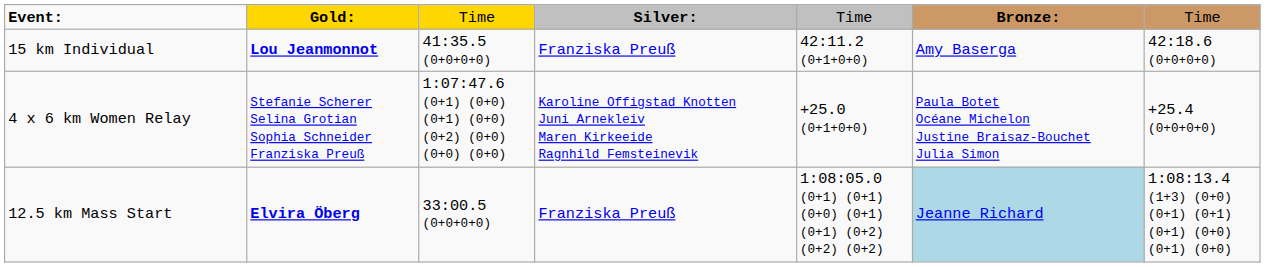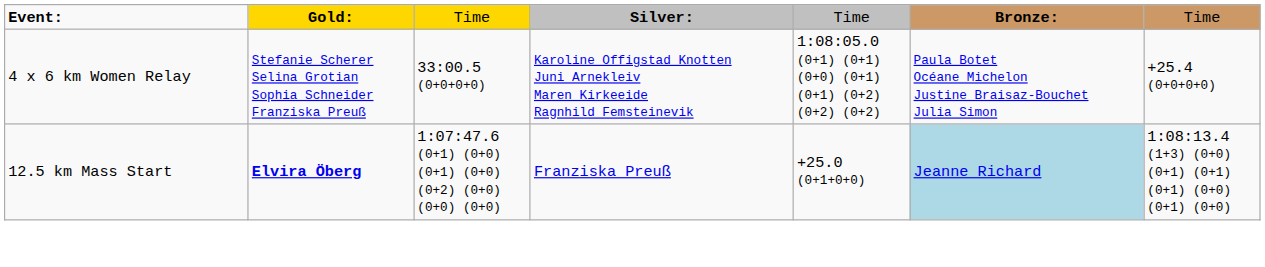- row: (81, 51)
(464, 119) 1:07:47.6 (0+1) (0+0) (0+1) (0+0) (0+2) (0+0) (0+0) (0+0) -> (451, 76) 33:00.5 (0+0+0+0)
(834, 119) +25.0 (0+1+0+0) -> (839, 76) 1:08:05.0 (0+1) (0+1) (0+0) (0+1) (0+1) (0+2) (0+2) (0+2)
(457, 214) 33:00.5 (0+0+0+0) -> (459, 171) 1:07:47.6 (0+1) (0+0) (0+1) (0+0) (0+2) (0+0) (0+0) (0+0)
(842, 214) 1:08:05.0 (0+1) (0+1) (0+0) (0+1) (0+1) (0+2) (0+2) (0+2) -> (831, 171) +25.0 (0+1+0+0)
